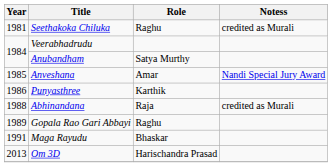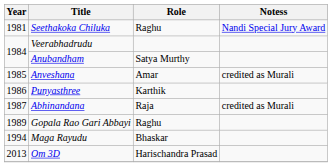(258, 28) credited as Murali -> (274, 28) Nandi Special Jury Award
(274, 75) Nandi Special Jury Award -> (258, 75) credited as Murali
(17, 106) 1988 -> (17, 106) 1987
(17, 138) 1991 -> (17, 138) 1994
